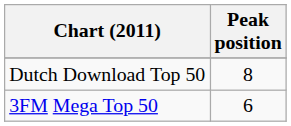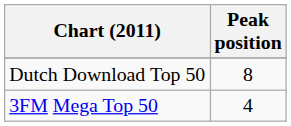(248, 105) 6 -> (248, 105) 4
